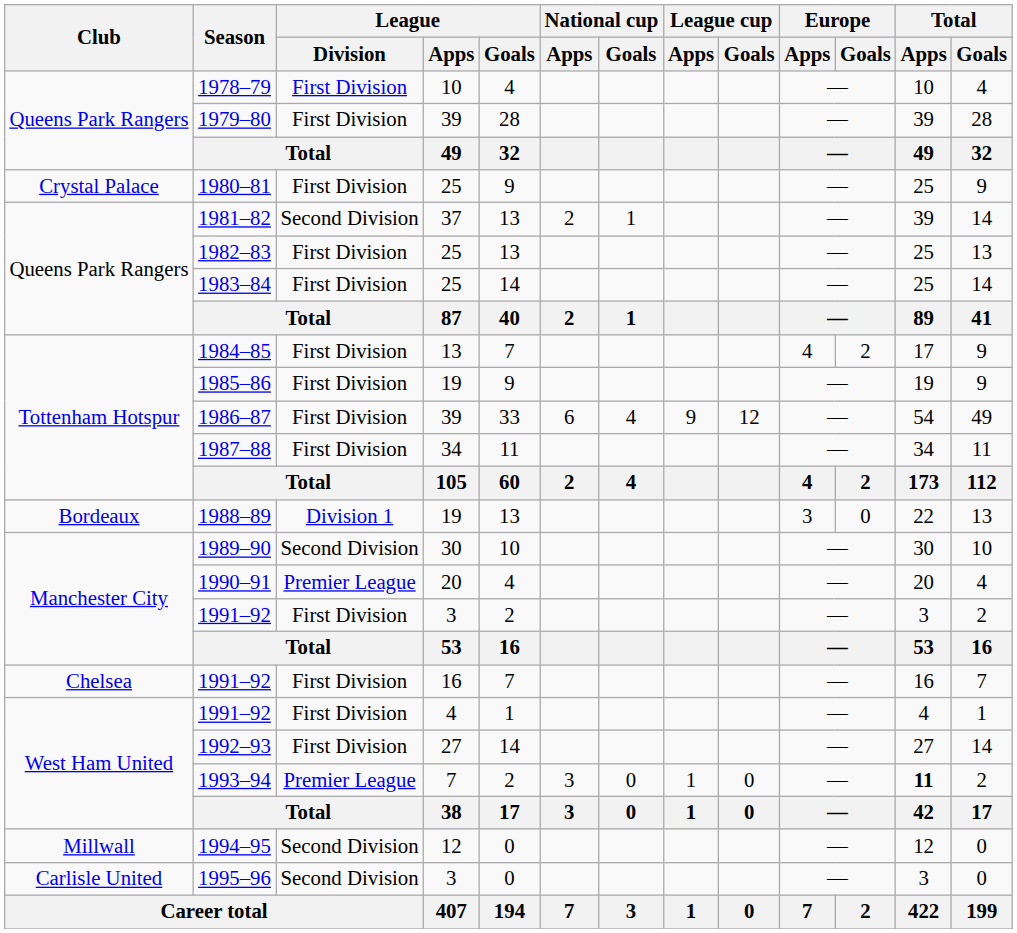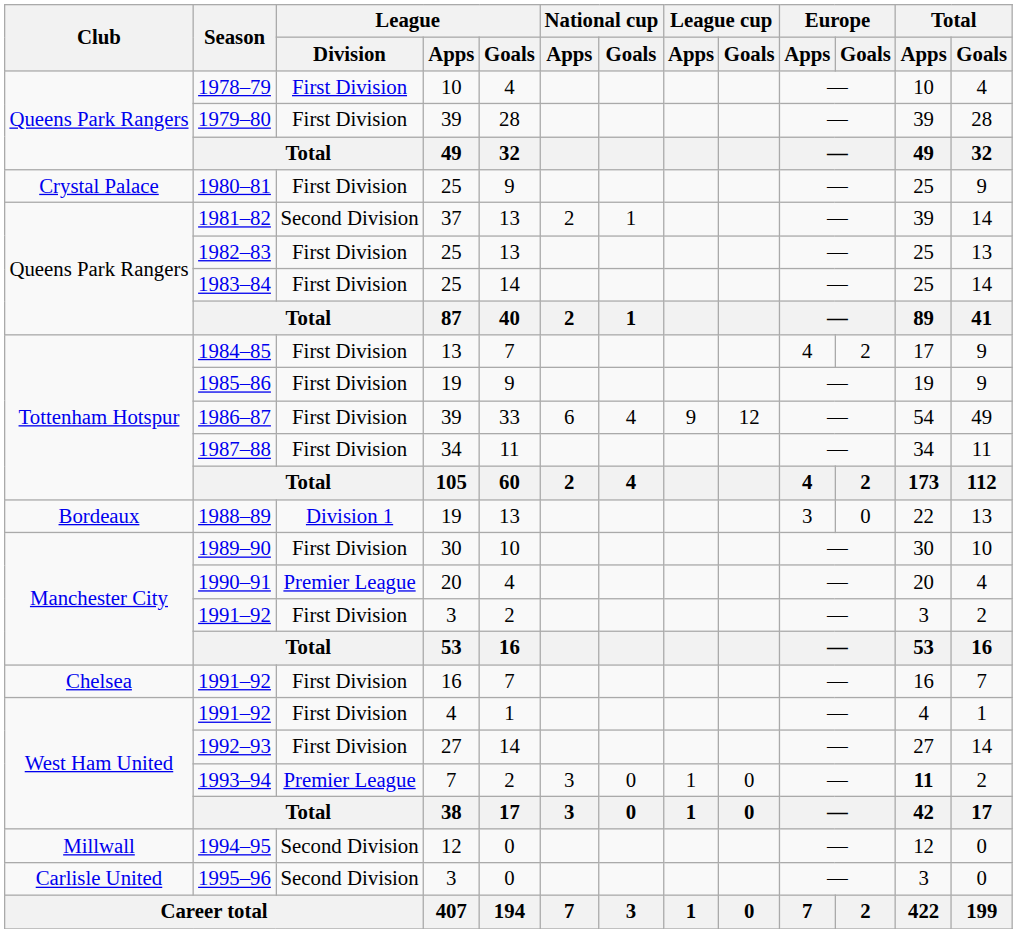(350, 548) Second Division -> (350, 548) First Division
